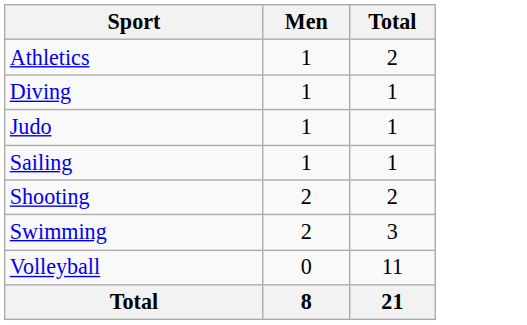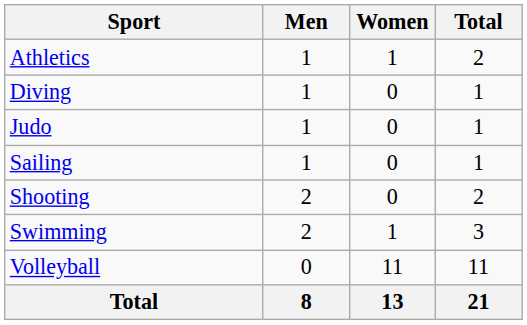+ column: (392, 22)
